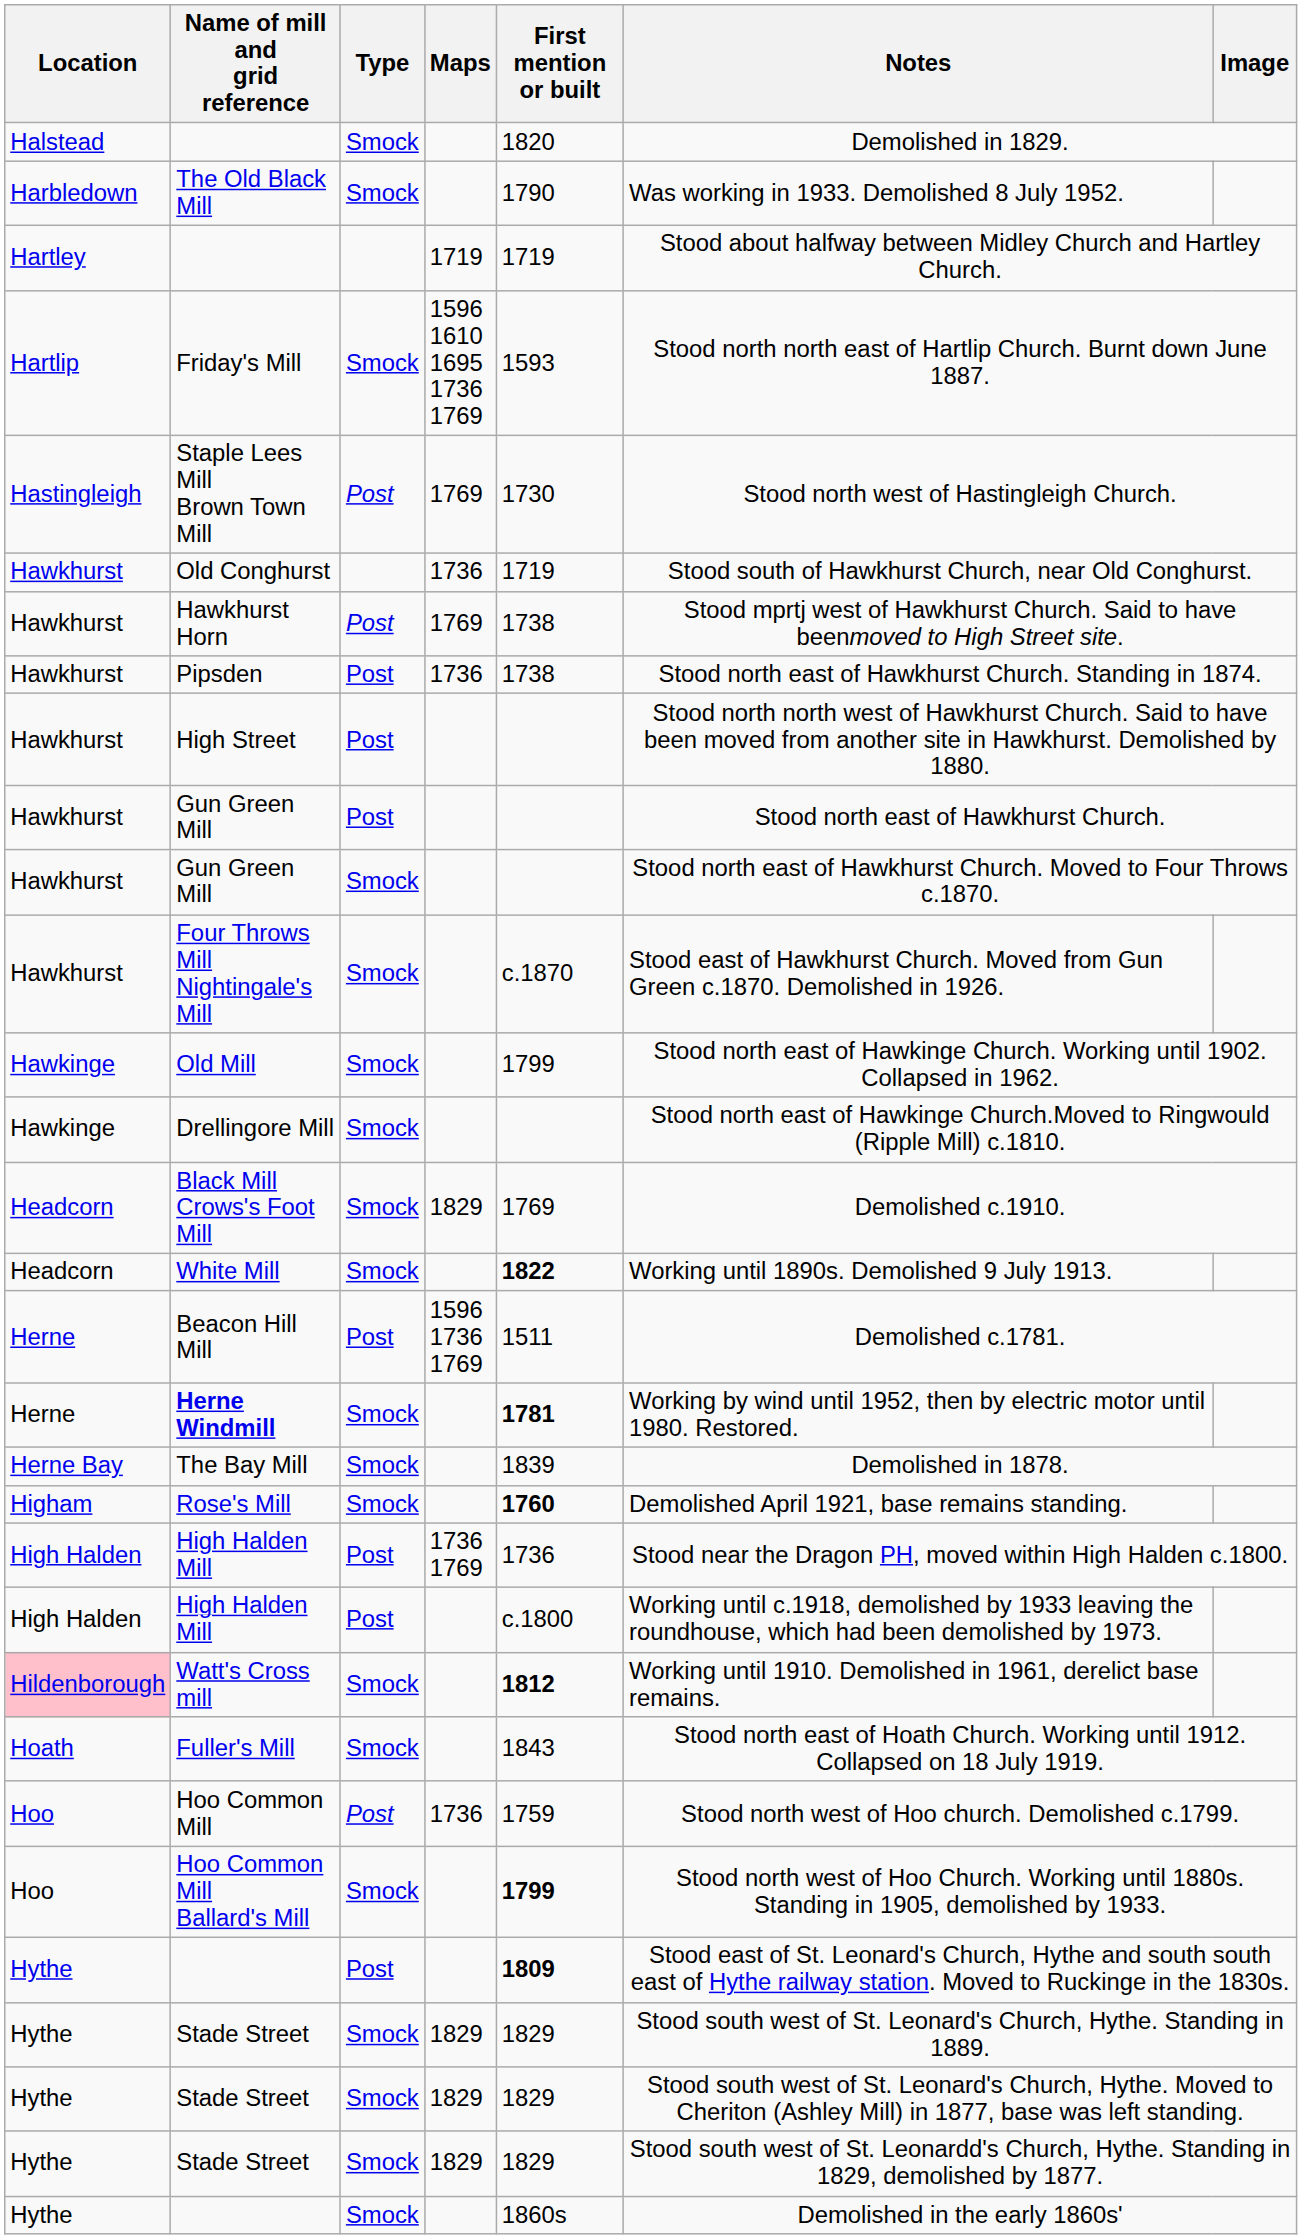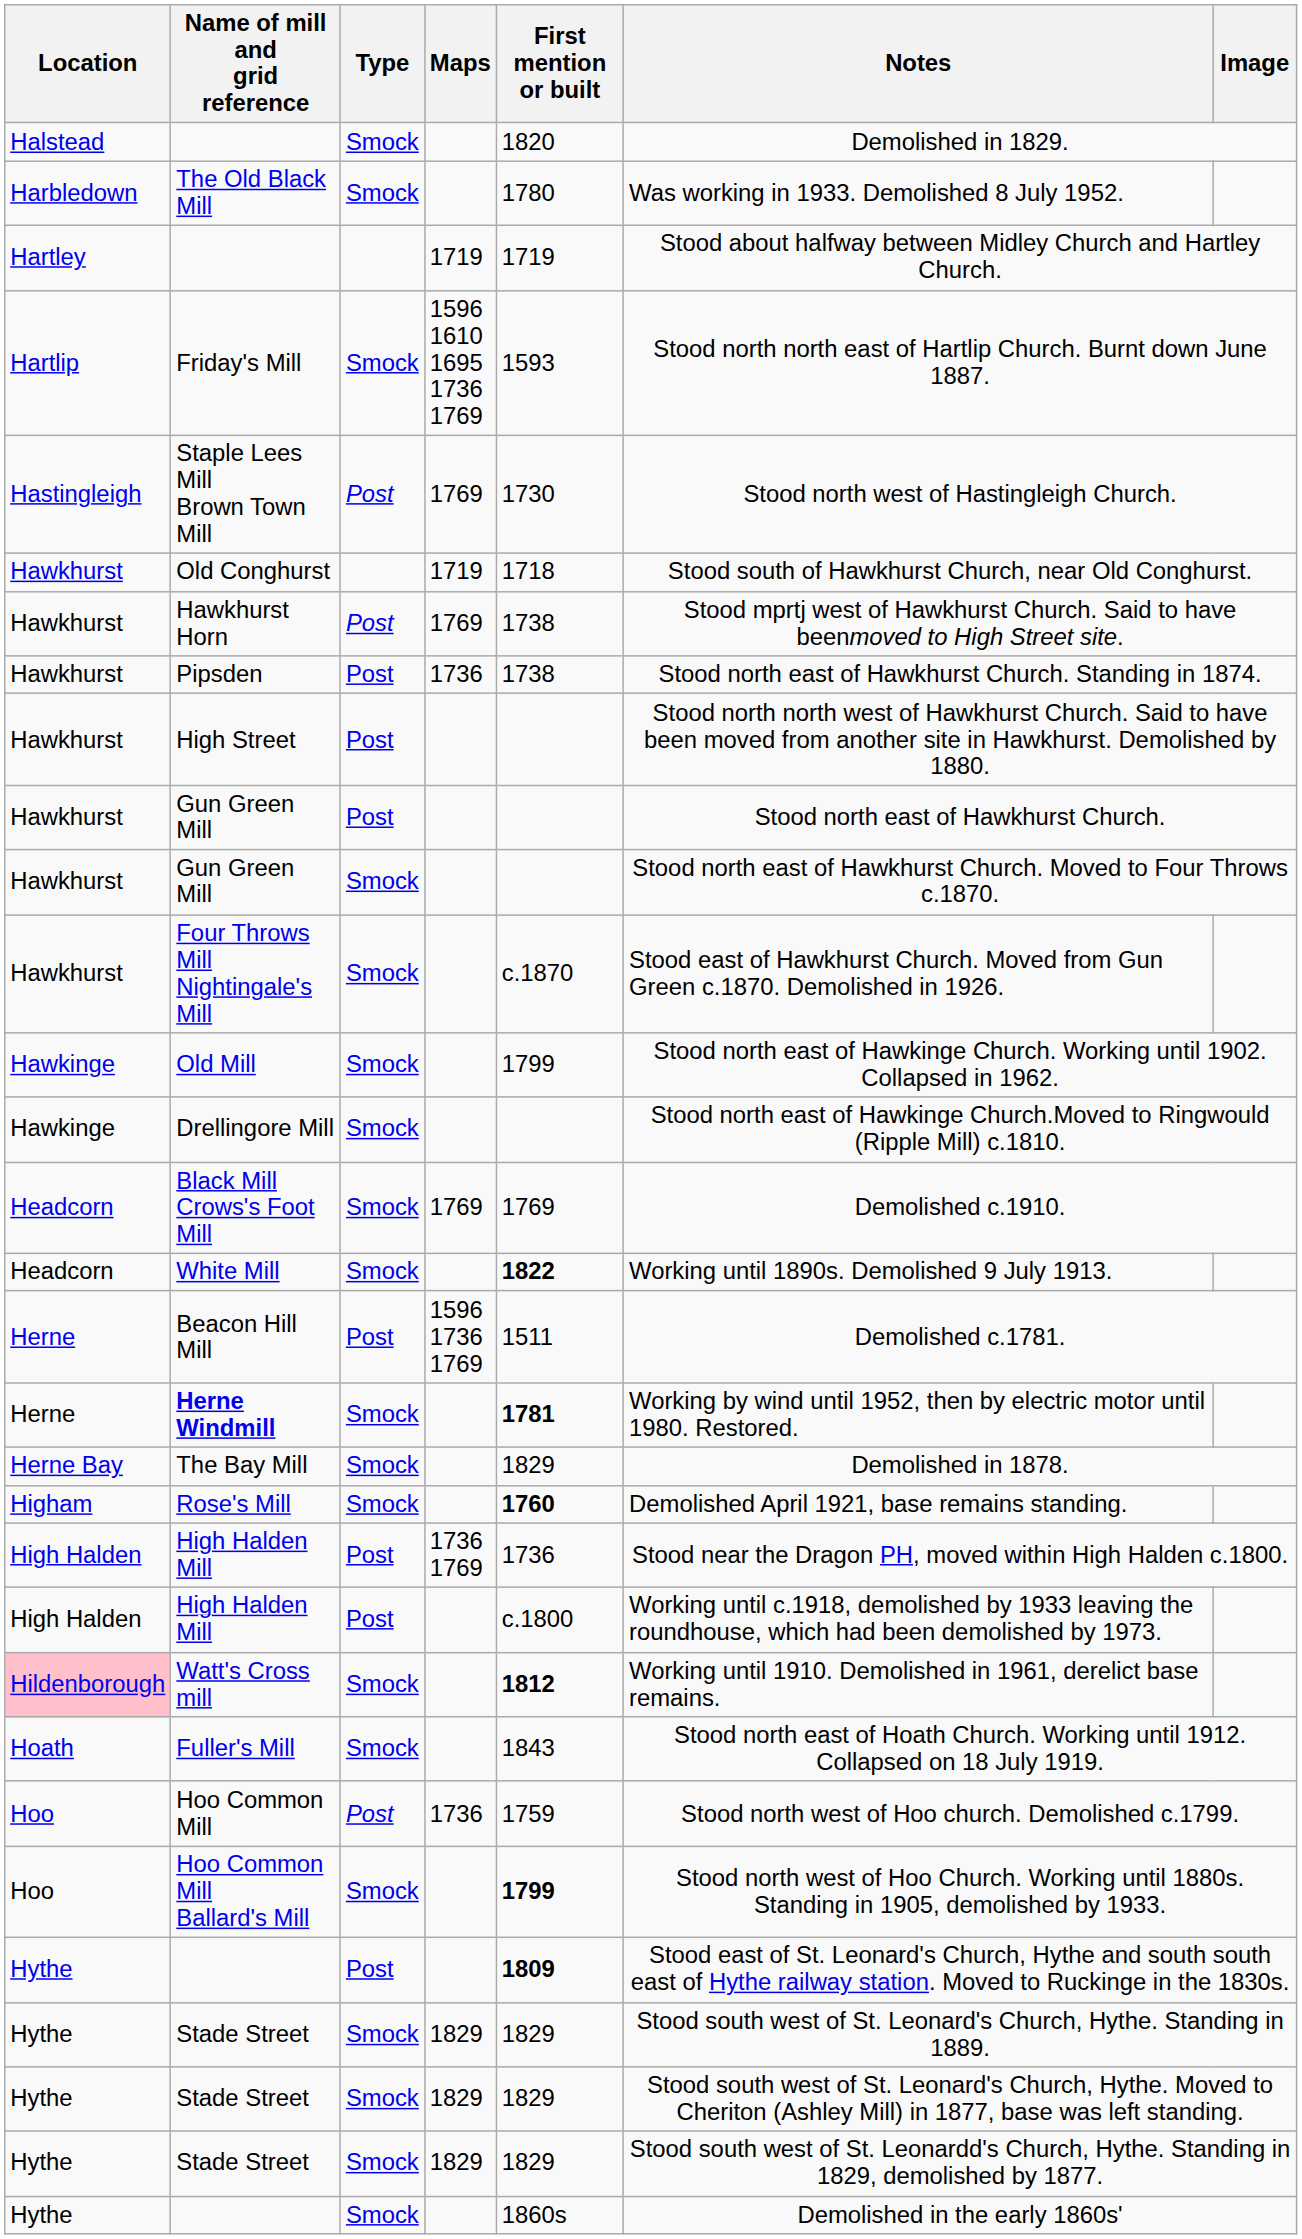(528, 192) 1790 -> (528, 192) 1780
(456, 572) 1736 -> (456, 572) 1719
(528, 572) 1719 -> (528, 572) 1718
(456, 1207) 1829 -> (456, 1207) 1769
(528, 1465) 1839 -> (528, 1465) 1829
